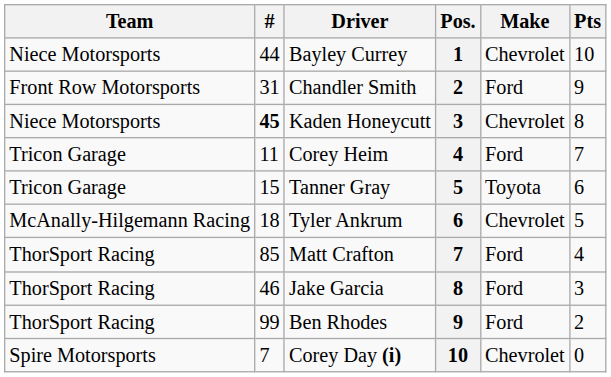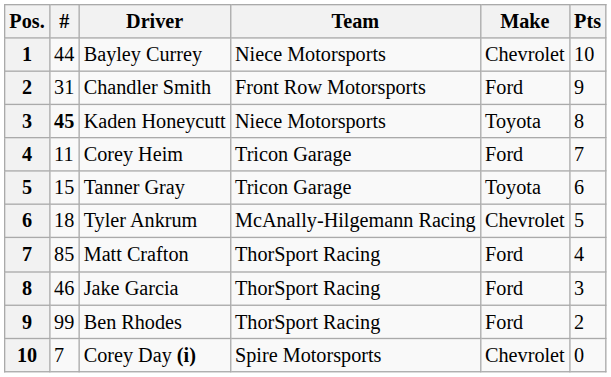columns swapped: (458, 21) <-> (130, 21)
(525, 121) Chevrolet -> (513, 121) Toyota
